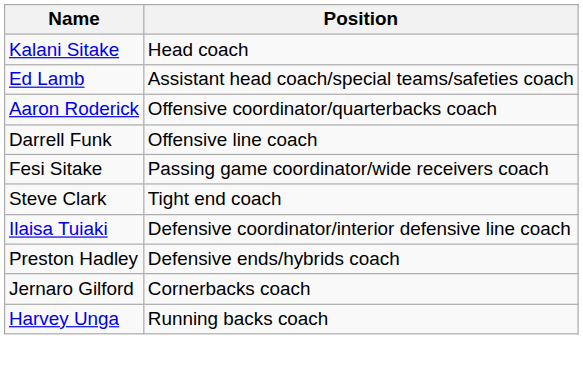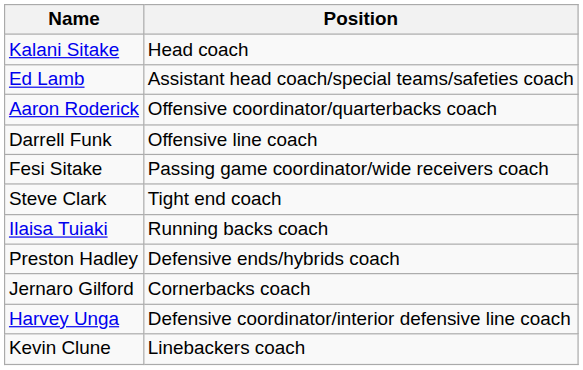(359, 229) Defensive coordinator/interior defensive line coach -> (238, 229) Running backs coach
(238, 318) Running backs coach -> (359, 318) Defensive coordinator/interior defensive line coach
+ row: (60, 348)
